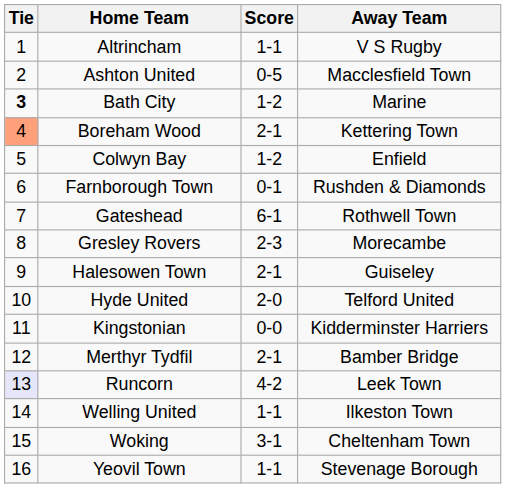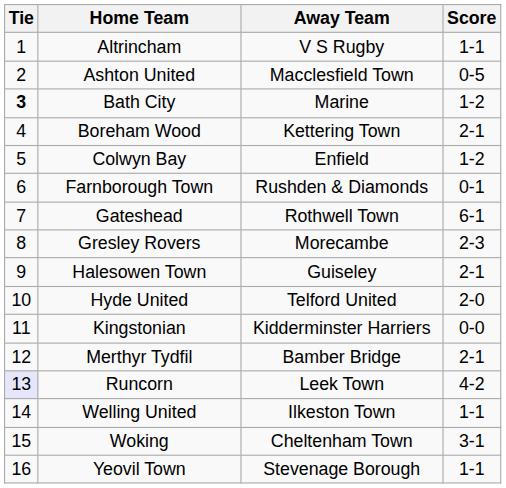columns swapped: (269, 18) <-> (399, 18)
(21, 131) lightsalmon background -> (21, 131) no background
